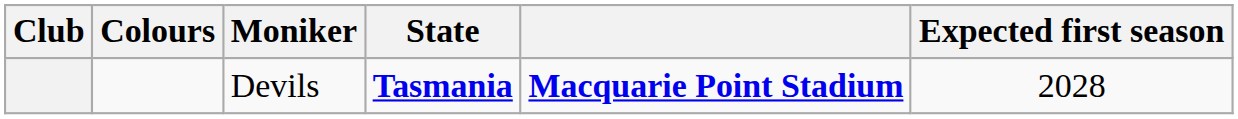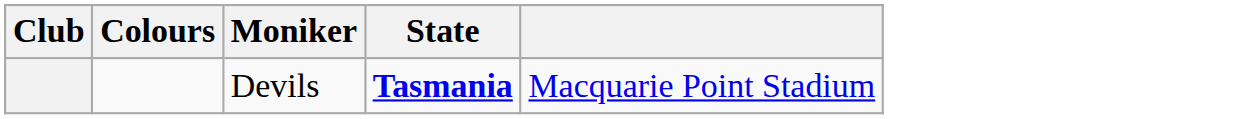- column: (1072, 31)
(716, 85) bold -> (702, 85) normal
